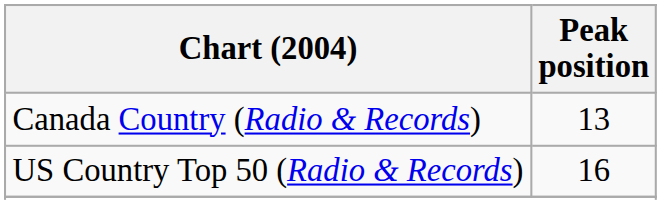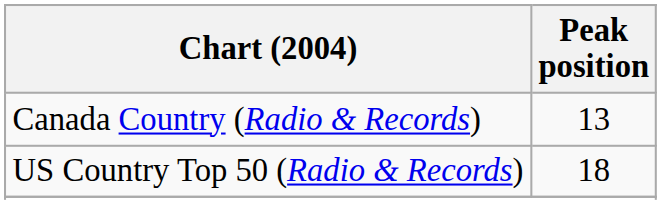(594, 170) 16 -> (594, 170) 18
